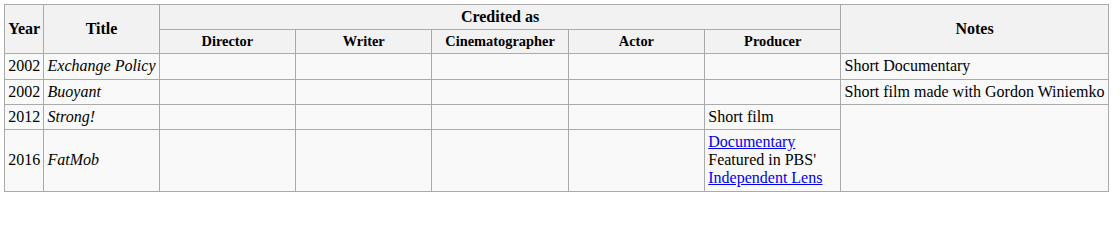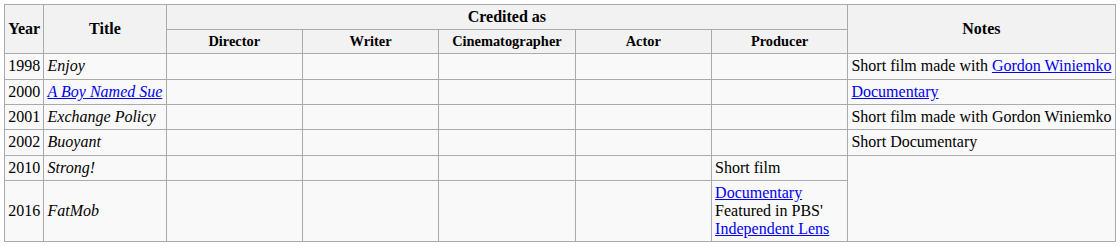+ row: (66, 66)
+ row: (105, 91)
(24, 66) 2002 -> (24, 117) 2001
(907, 66) Short Documentary -> (981, 117) Short film made with Gordon Winiemko
(975, 91) Short film made with Gordon Winiemko -> (914, 142) Short Documentary
(24, 117) 2012 -> (24, 167) 2010
